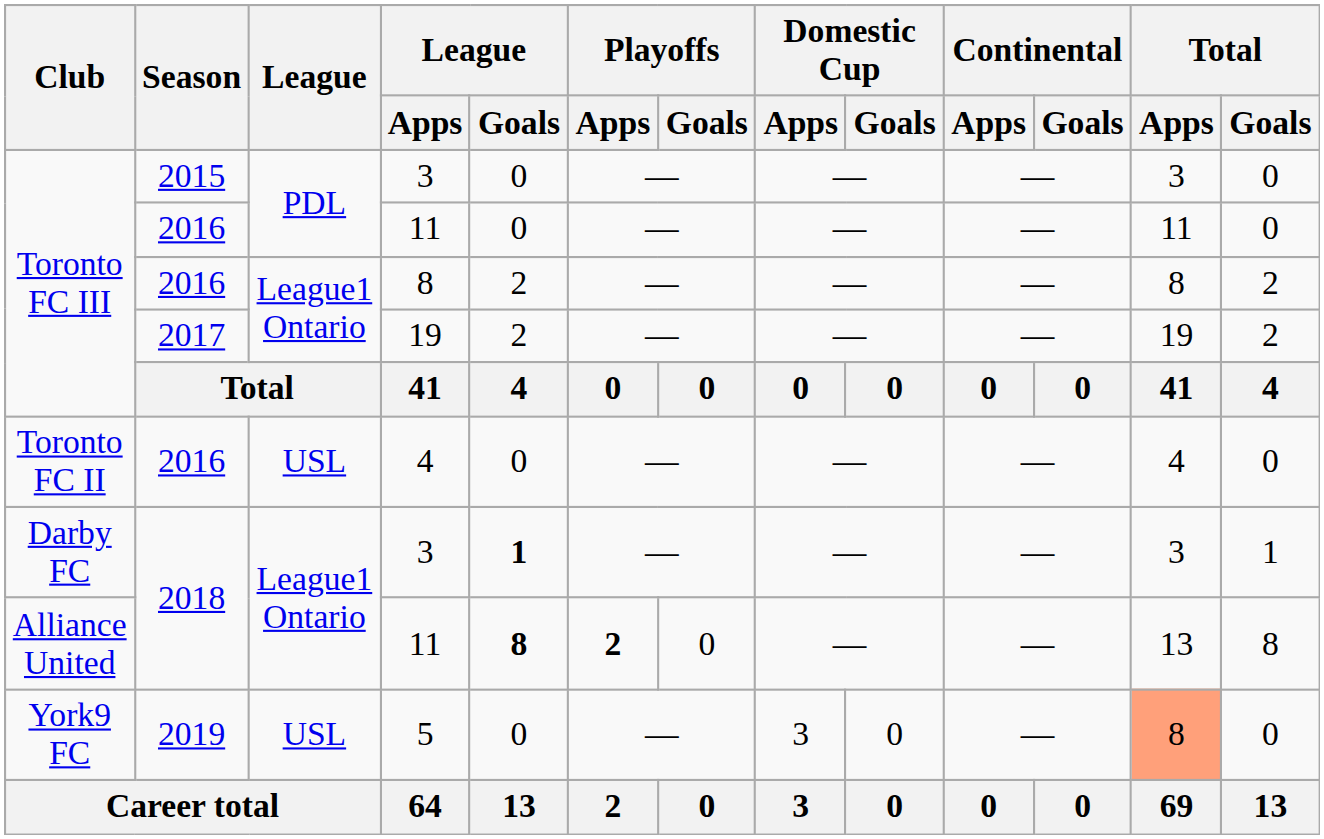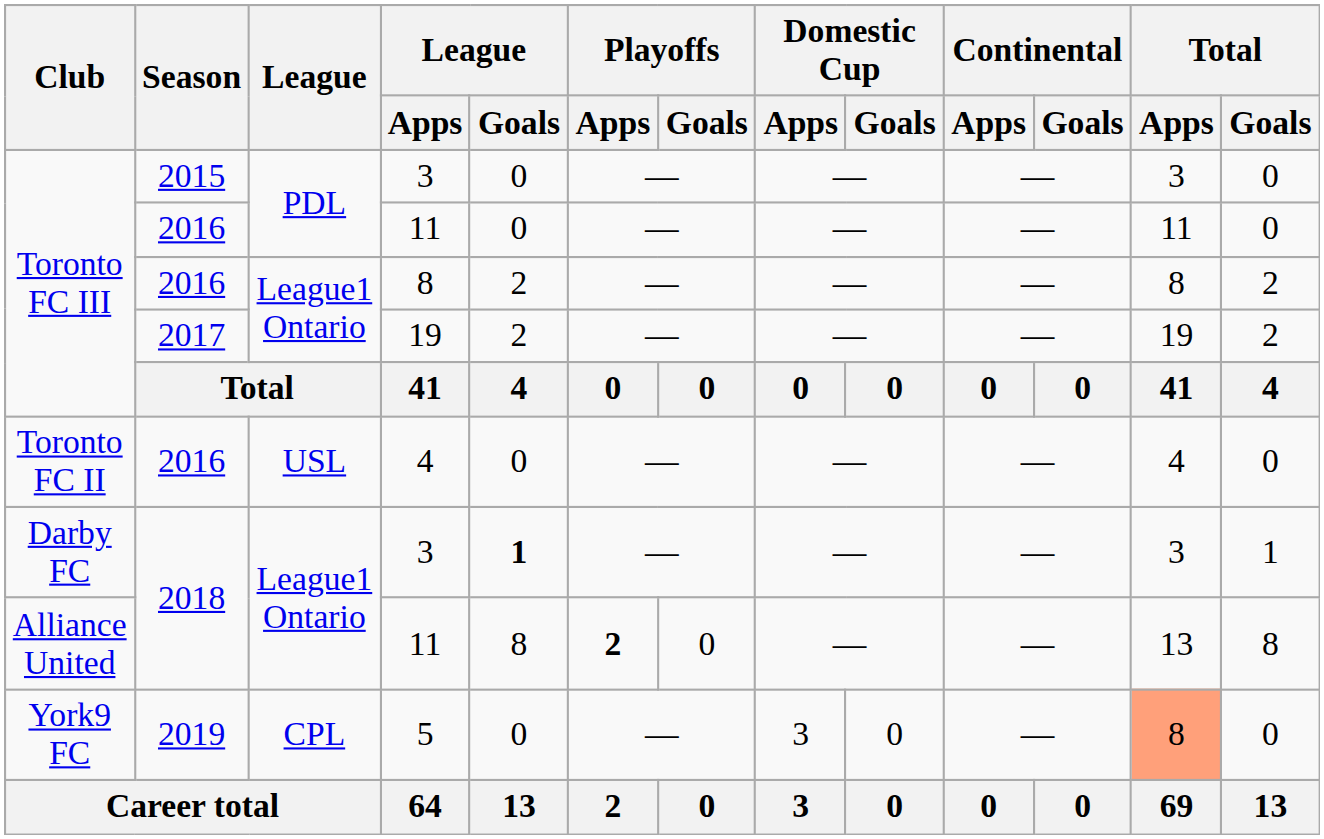(519, 643) bold -> (519, 643) normal
(314, 734) USL -> (314, 734) CPL
